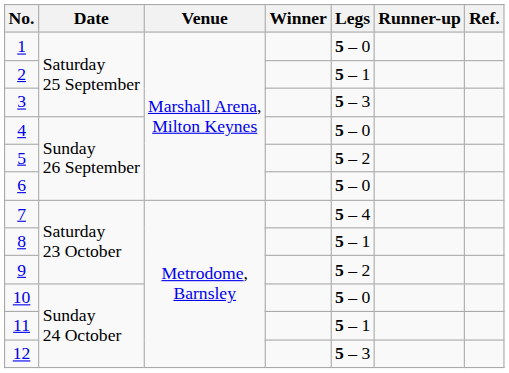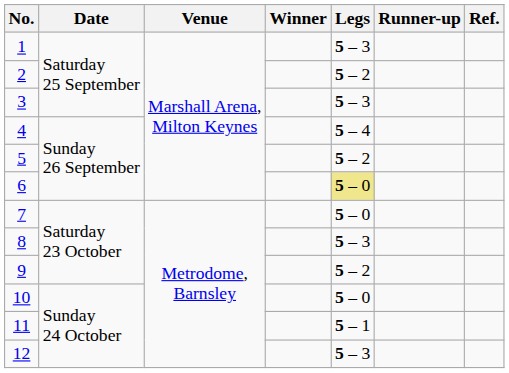(353, 46) 5 – 0 -> (353, 46) 5 – 3
(353, 74) 5 – 1 -> (353, 74) 5 – 2
(353, 130) 5 – 0 -> (353, 130) 5 – 4
(353, 185) no background -> (353, 185) khaki background
(353, 213) 5 – 4 -> (353, 213) 5 – 0
(353, 241) 5 – 1 -> (353, 241) 5 – 3
